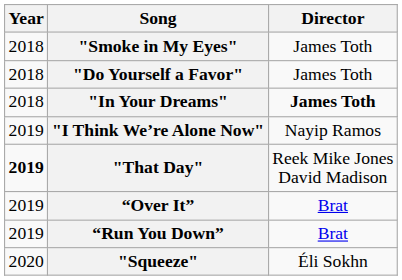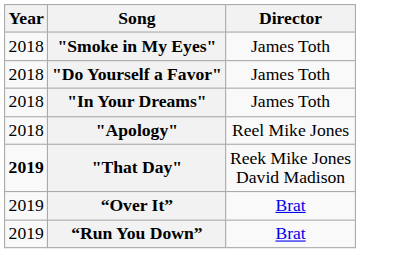(333, 102) bold -> (291, 102) normal
+ row: (137, 130)
- row: (158, 130)
- row: (158, 261)
